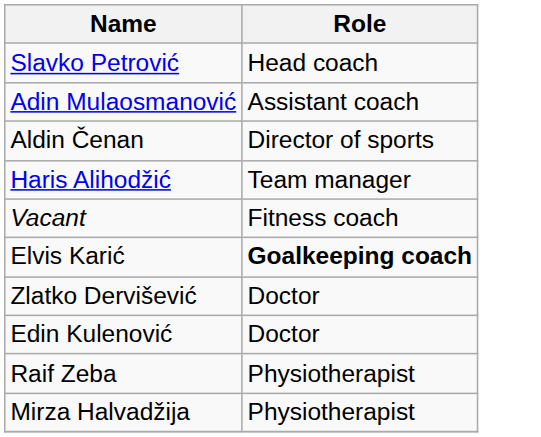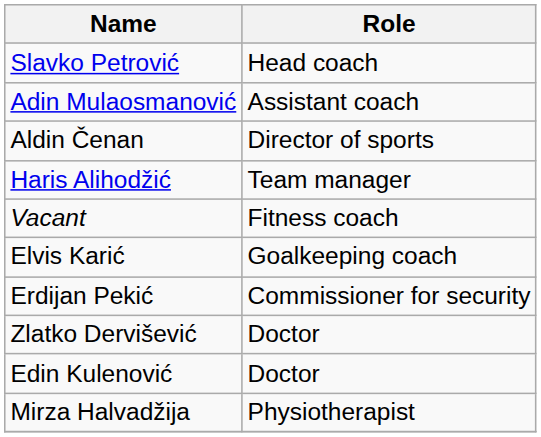(360, 256) bold -> (352, 256) normal
+ row: (82, 295)
- row: (63, 373)
